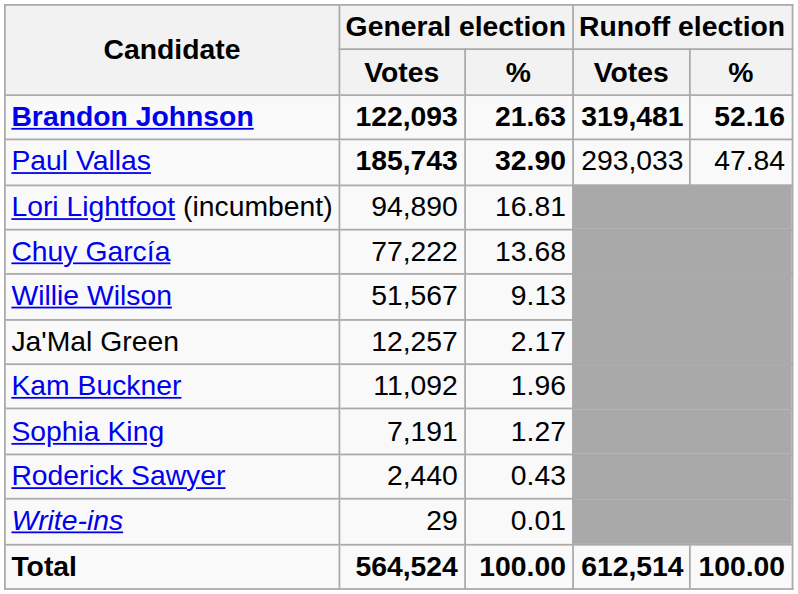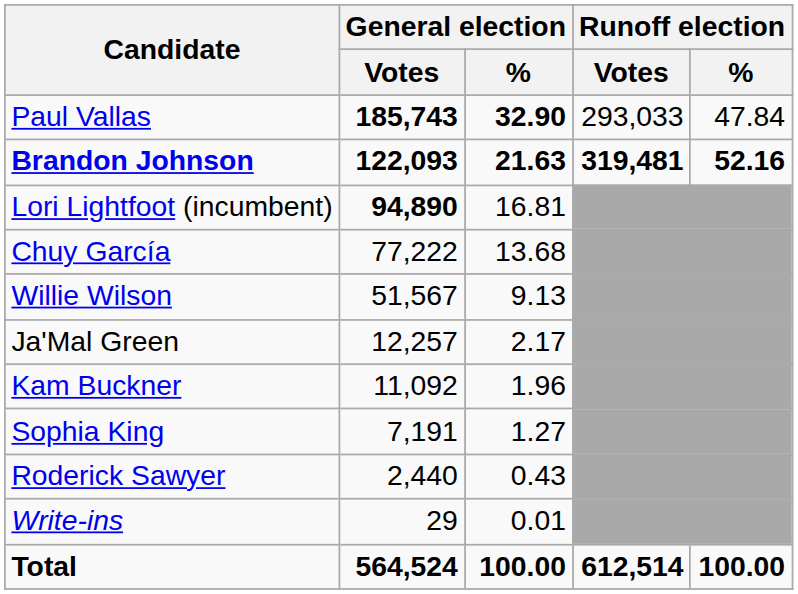rows swapped: (133, 116) <-> (81, 161)
(415, 206) normal -> (415, 206) bold
